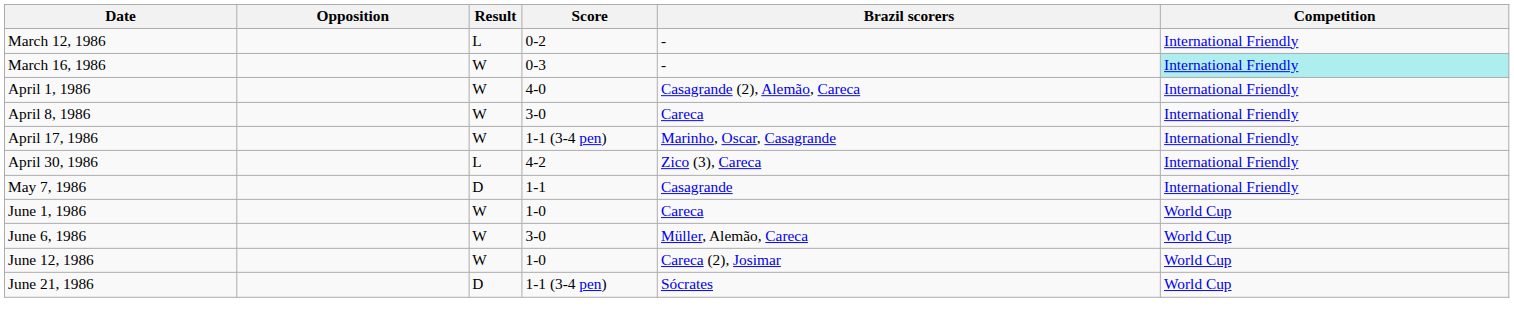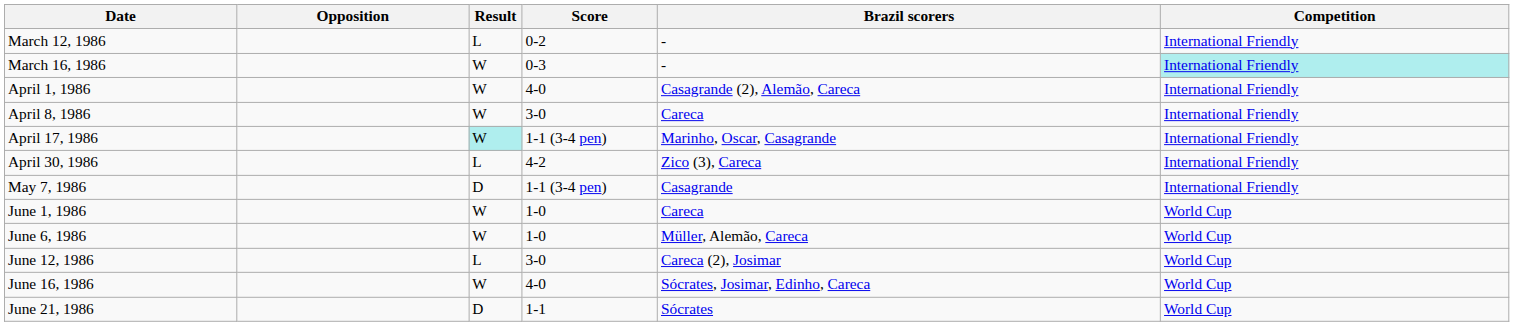(480, 138) no background -> (480, 138) paleturquoise background
(536, 187) 1-1 -> (566, 187) 1-1 (3-4 pen)
(536, 235) 3-0 -> (536, 235) 1-0
(480, 260) W -> (477, 260) L
(536, 260) 1-0 -> (536, 260) 3-0
+ row: (51, 284)
(566, 284) 1-1 (3-4 pen) -> (536, 308) 1-1
